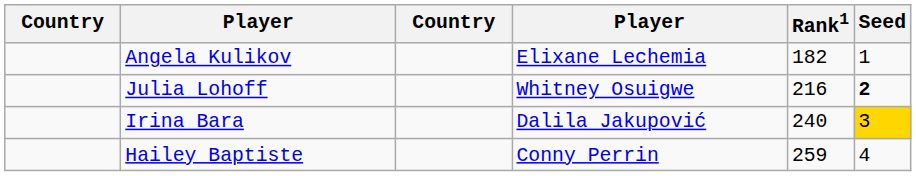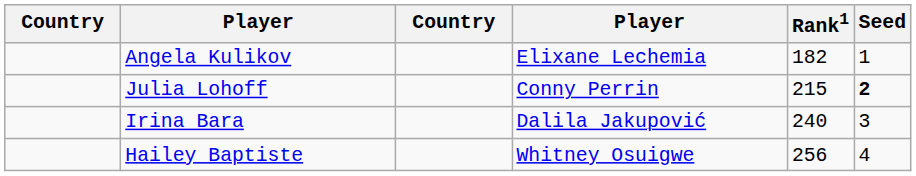(605, 90) Whitney Osuigwe -> (588, 90) Conny Perrin
(810, 90) 216 -> (810, 90) 215
(865, 123) gold background -> (865, 123) no background
(588, 155) Conny Perrin -> (605, 155) Whitney Osuigwe
(810, 155) 259 -> (810, 155) 256
